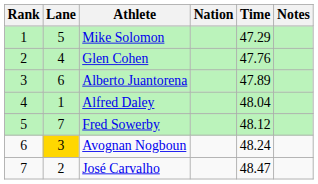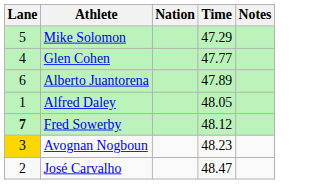- column: (24, 15)
(255, 59) 47.76 -> (217, 59) 47.77
(255, 102) 48.04 -> (217, 102) 48.05
(61, 124) normal -> (23, 124) bold
(255, 146) 48.24 -> (217, 146) 48.23
